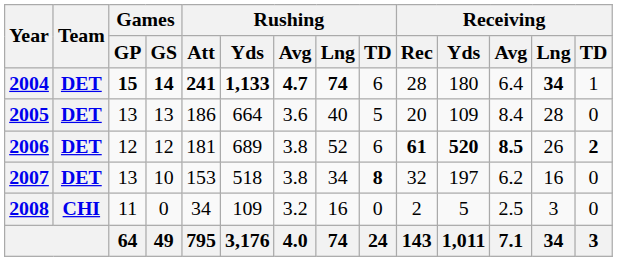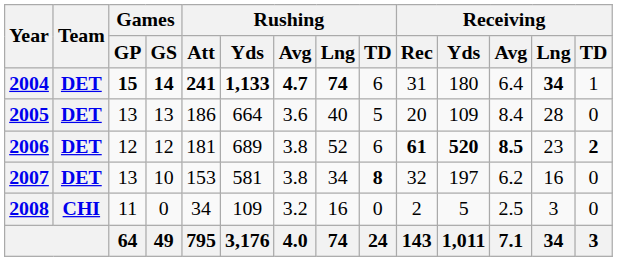(417, 83) 28 -> (417, 83) 31
(553, 146) 26 -> (553, 146) 23
(247, 177) 518 -> (247, 177) 581
